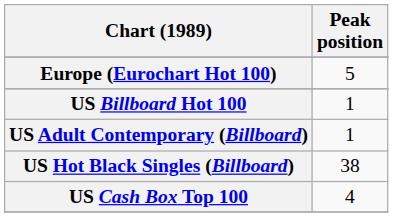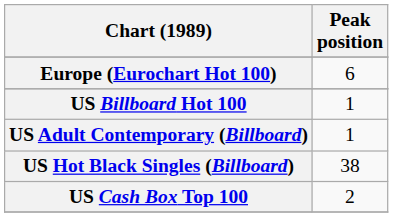(350, 72) 5 -> (350, 72) 6
(350, 196) 4 -> (350, 196) 2
